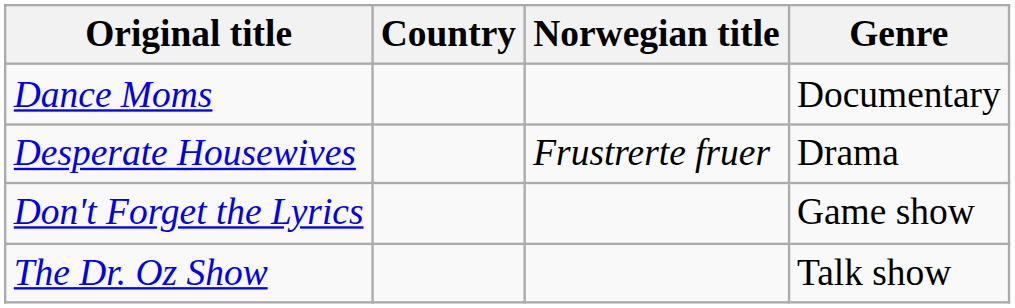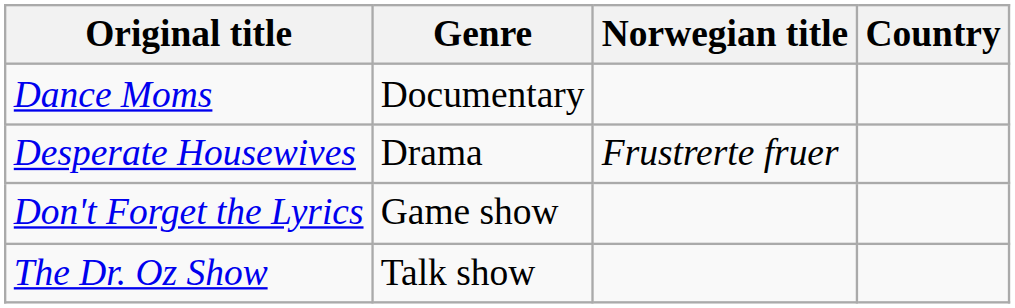columns swapped: (448, 34) <-> (899, 34)
